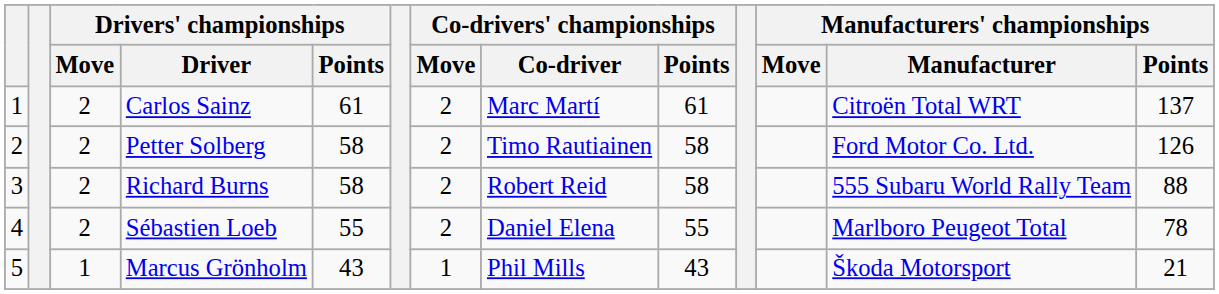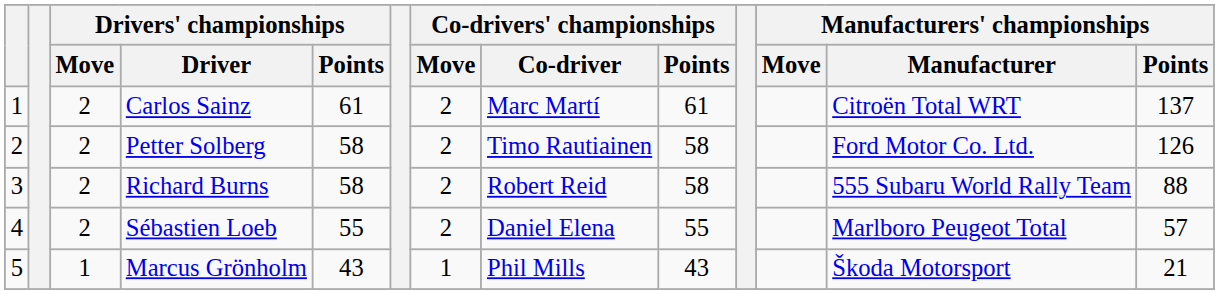(1176, 227) 78 -> (1176, 227) 57
